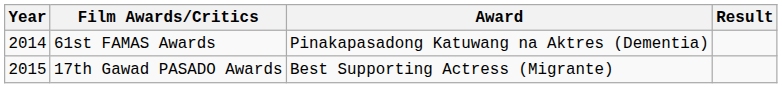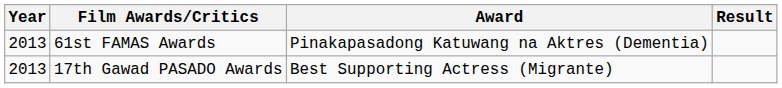(27, 43) 2014 -> (27, 43) 2013
(27, 69) 2015 -> (27, 69) 2013
